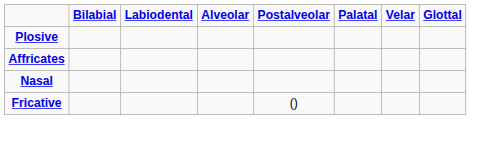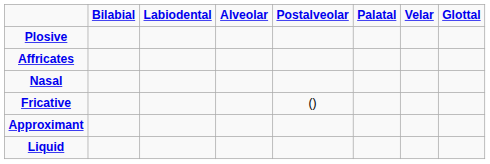+ row: (46, 125)
+ row: (46, 147)
